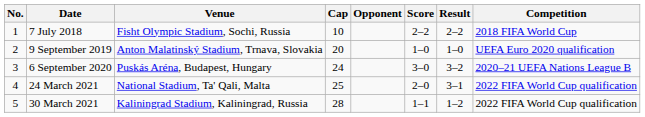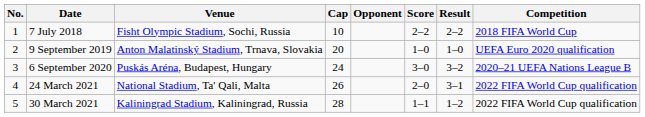(338, 85) 25 -> (338, 85) 26
